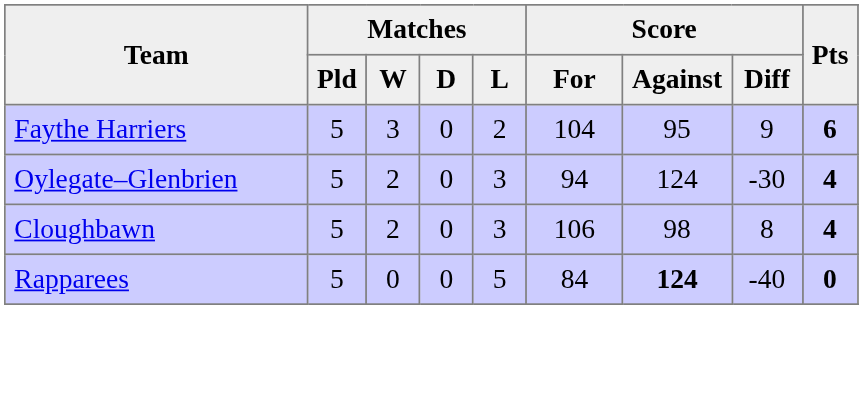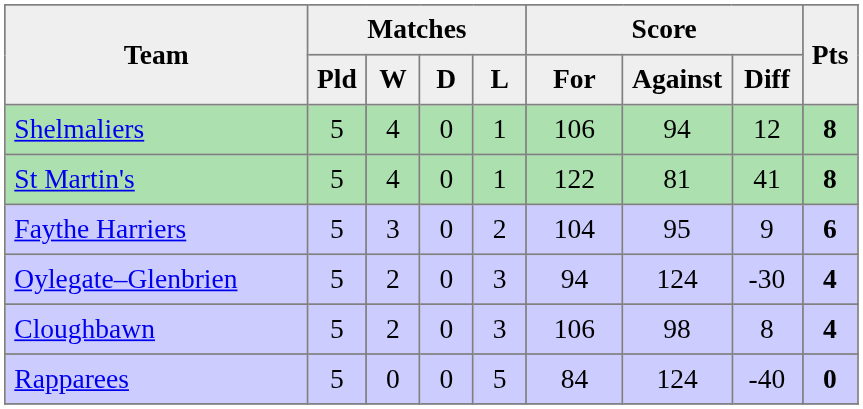+ row: (79, 129)
+ row: (75, 179)
(677, 278) bold -> (677, 378) normal
